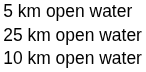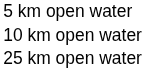rows swapped: (73, 58) <-> (73, 35)
